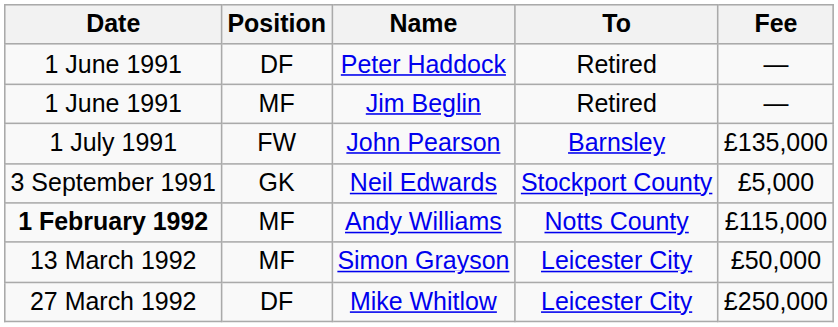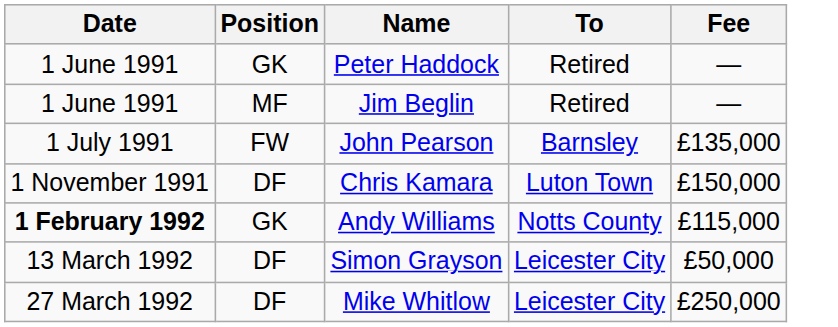(277, 63) DF -> (270, 63) GK
- row: (423, 182)
+ row: (416, 182)
(277, 222) MF -> (270, 222) GK
(277, 261) MF -> (270, 261) DF
